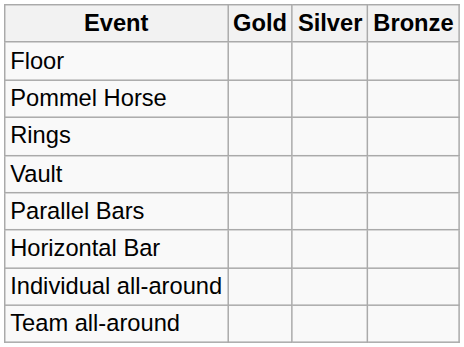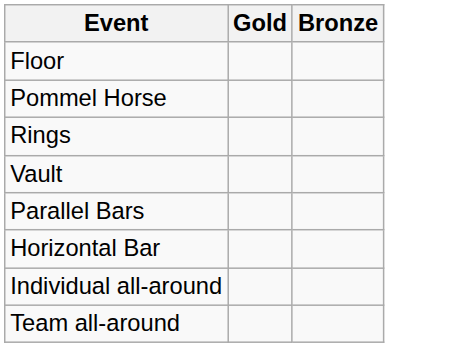- column: (330, 23)
